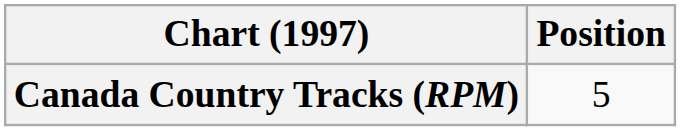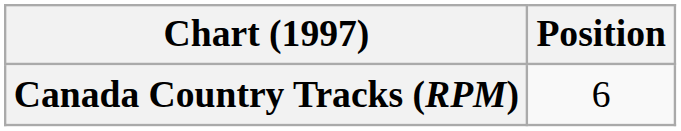(601, 93) 5 -> (601, 93) 6
